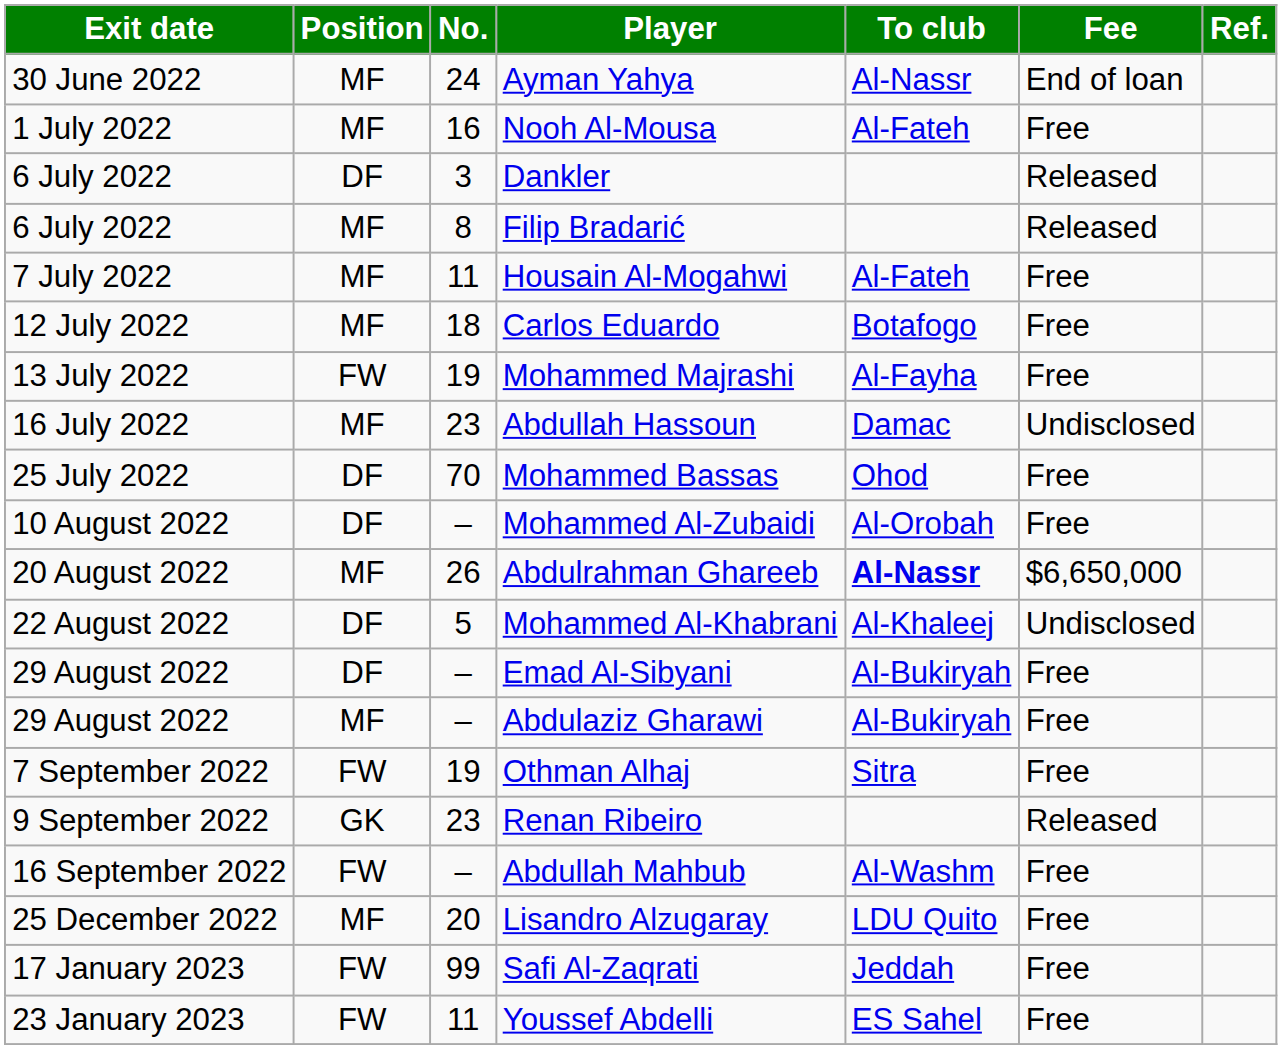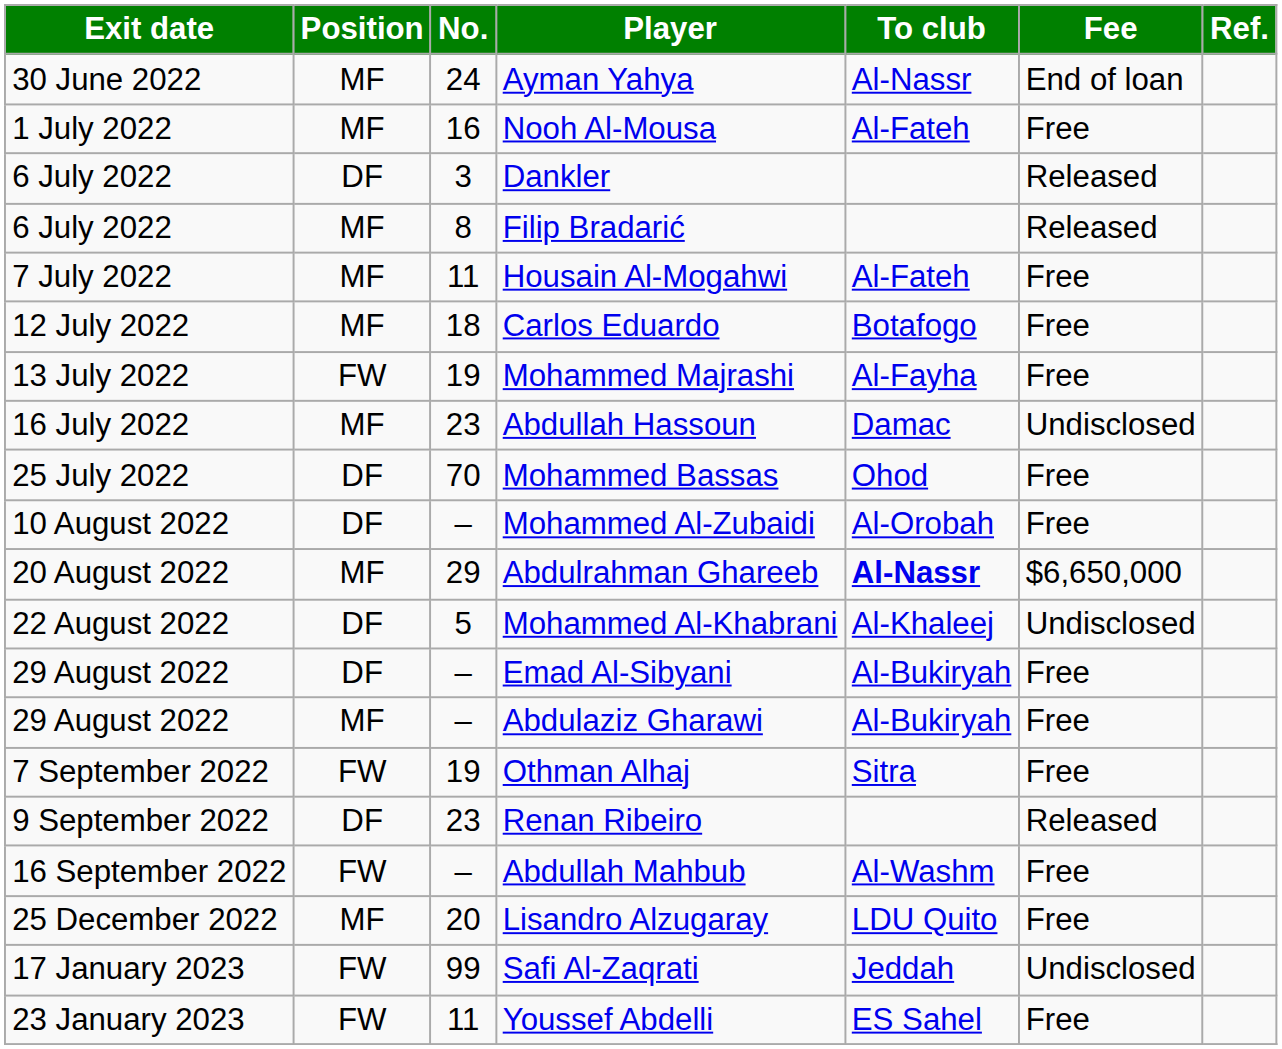(463, 573) 26 -> (463, 573) 29
(362, 820) GK -> (362, 820) DF
(1058, 969) Free -> (1111, 969) Undisclosed
